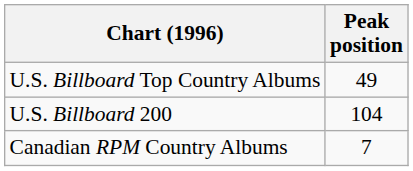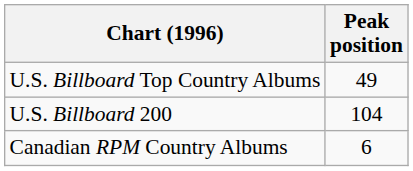(366, 147) 7 -> (366, 147) 6
